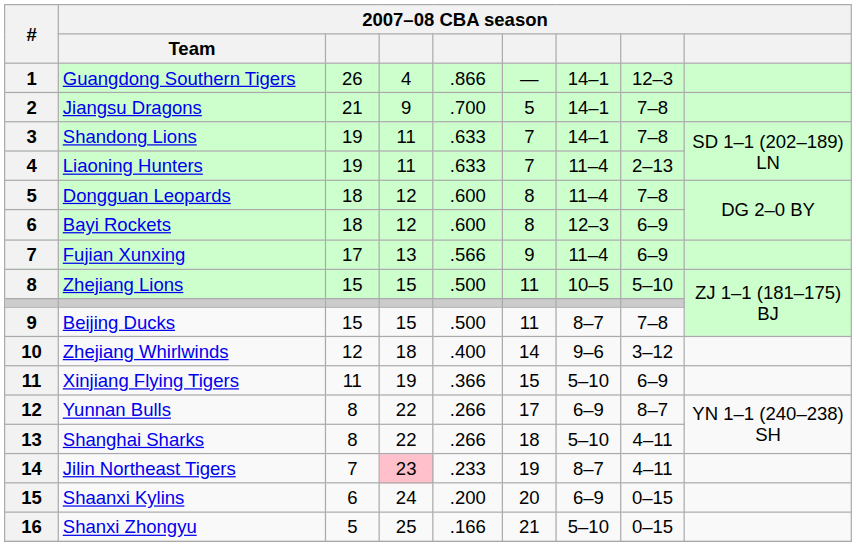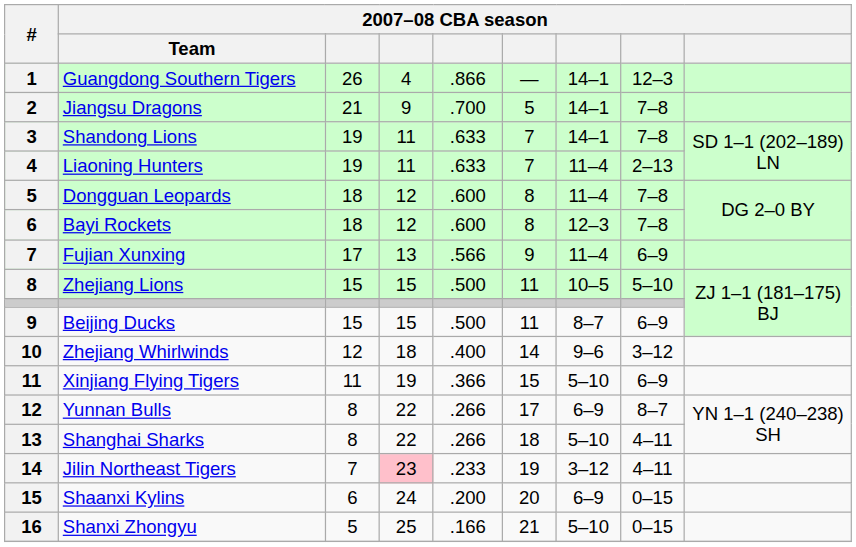(653, 225) 6–9 -> (653, 225) 7–8
(653, 322) 7–8 -> (653, 322) 6–9
(588, 468) 8–7 -> (588, 468) 3–12
